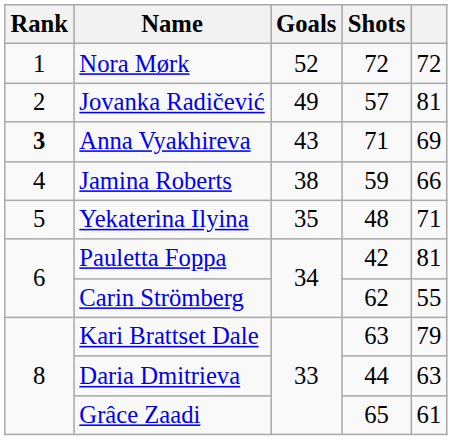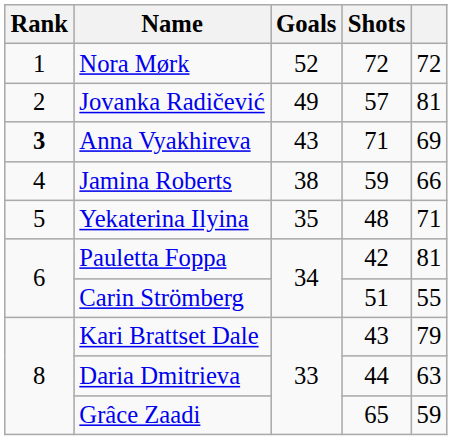(376, 297) 62 -> (376, 297) 51
(376, 336) 63 -> (376, 336) 43
(429, 414) 61 -> (429, 414) 59
